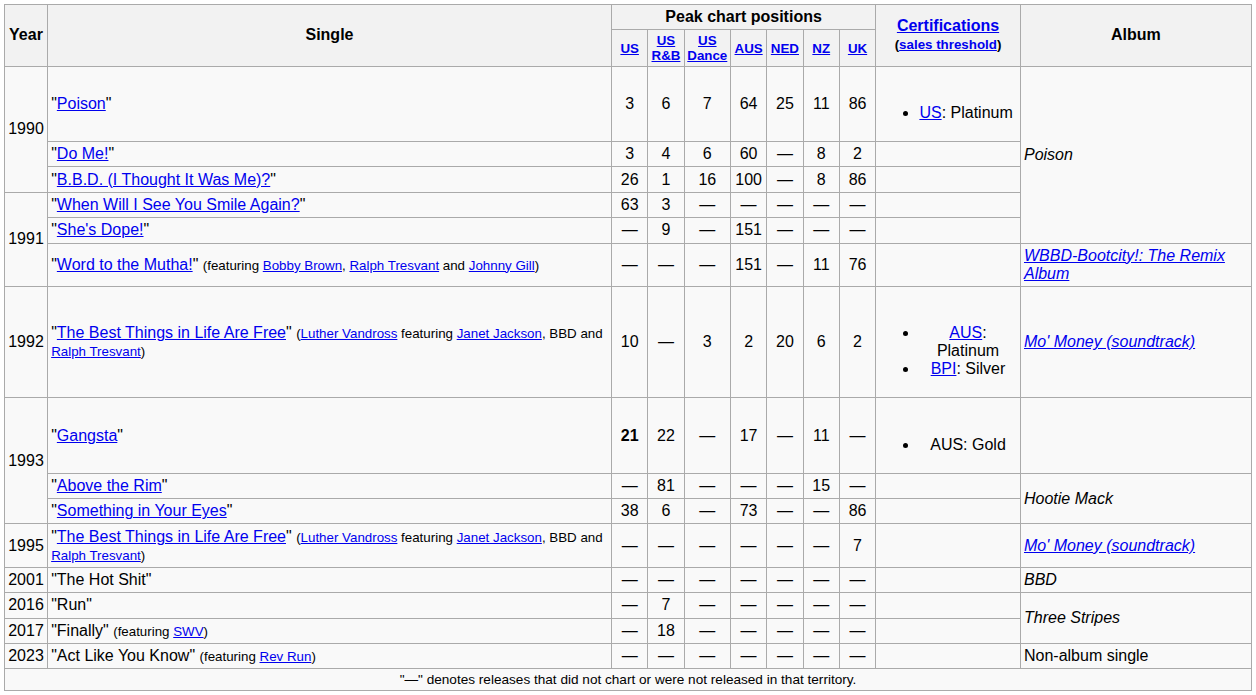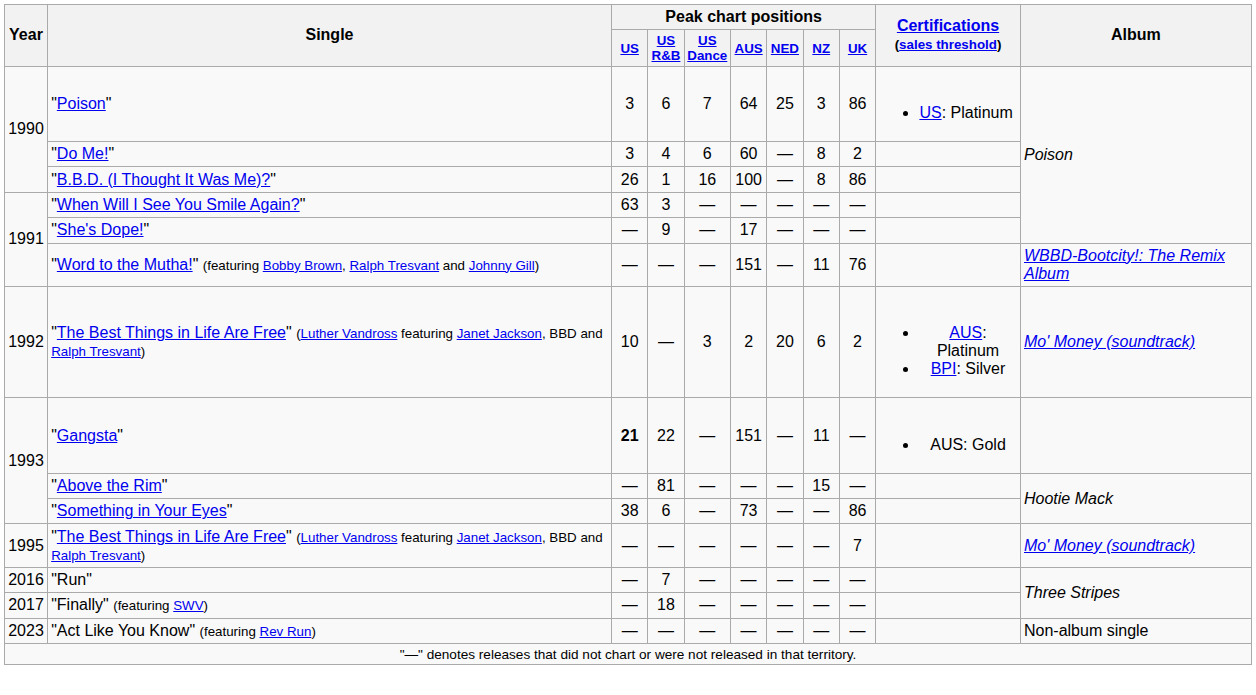(821, 103) 11 -> (821, 103) 3
(749, 230) 151 -> (749, 230) 17
(749, 435) 17 -> (749, 435) 151
- row: (26, 580)
